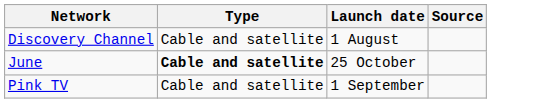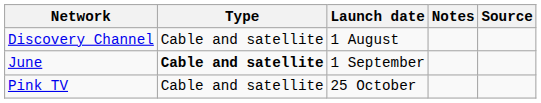+ column: (453, 16)
(373, 63) 25 October -> (378, 63) 1 September
(378, 86) 1 September -> (373, 86) 25 October
